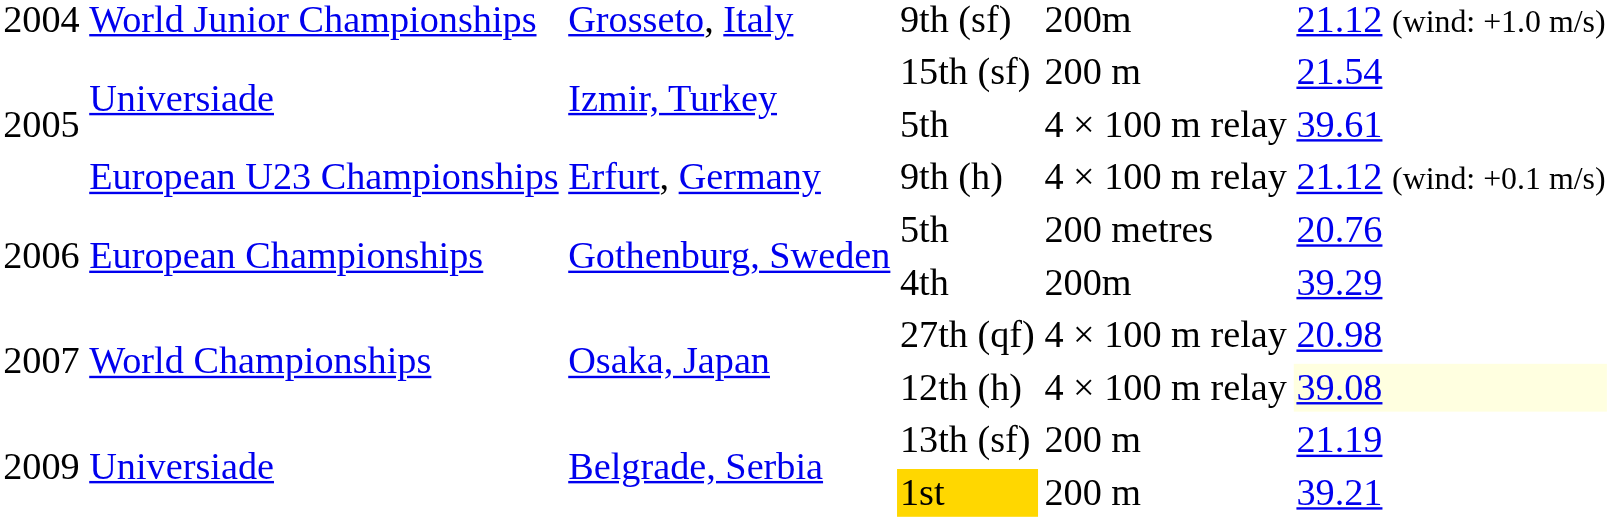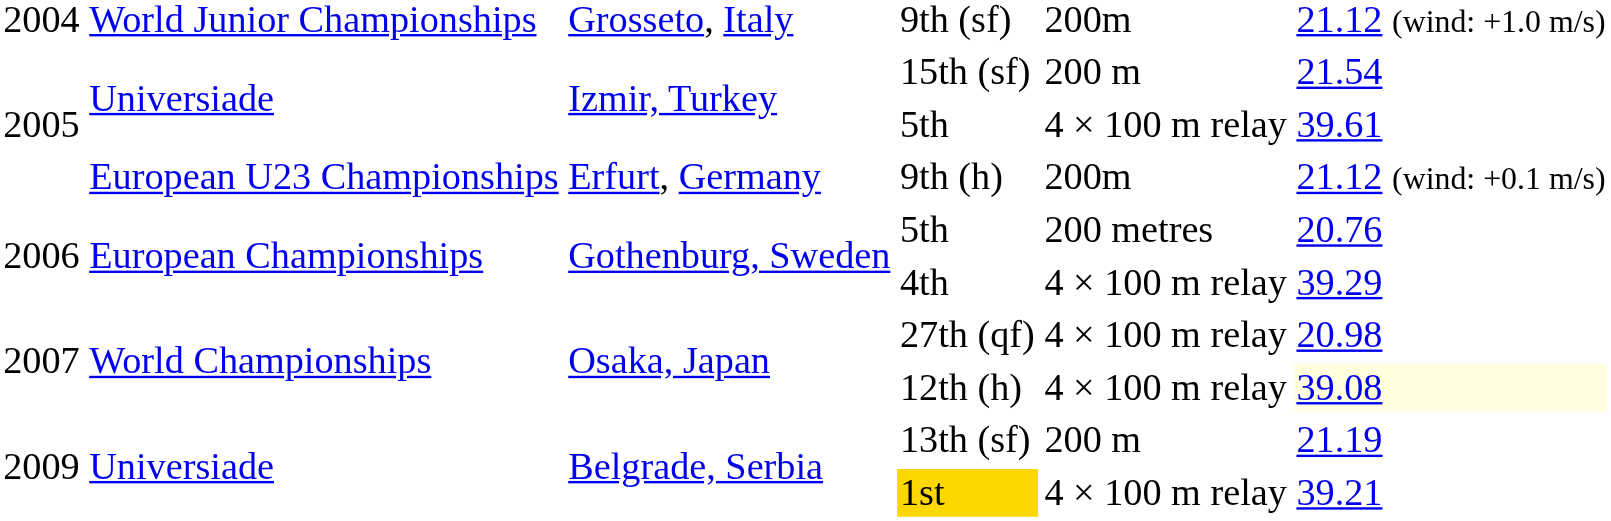(1166, 176) 4 × 100 m relay -> (1088, 176) 200m
(1088, 281) 200m -> (1166, 281) 4 × 100 m relay
(1093, 492) 200 m -> (1166, 492) 4 × 100 m relay
